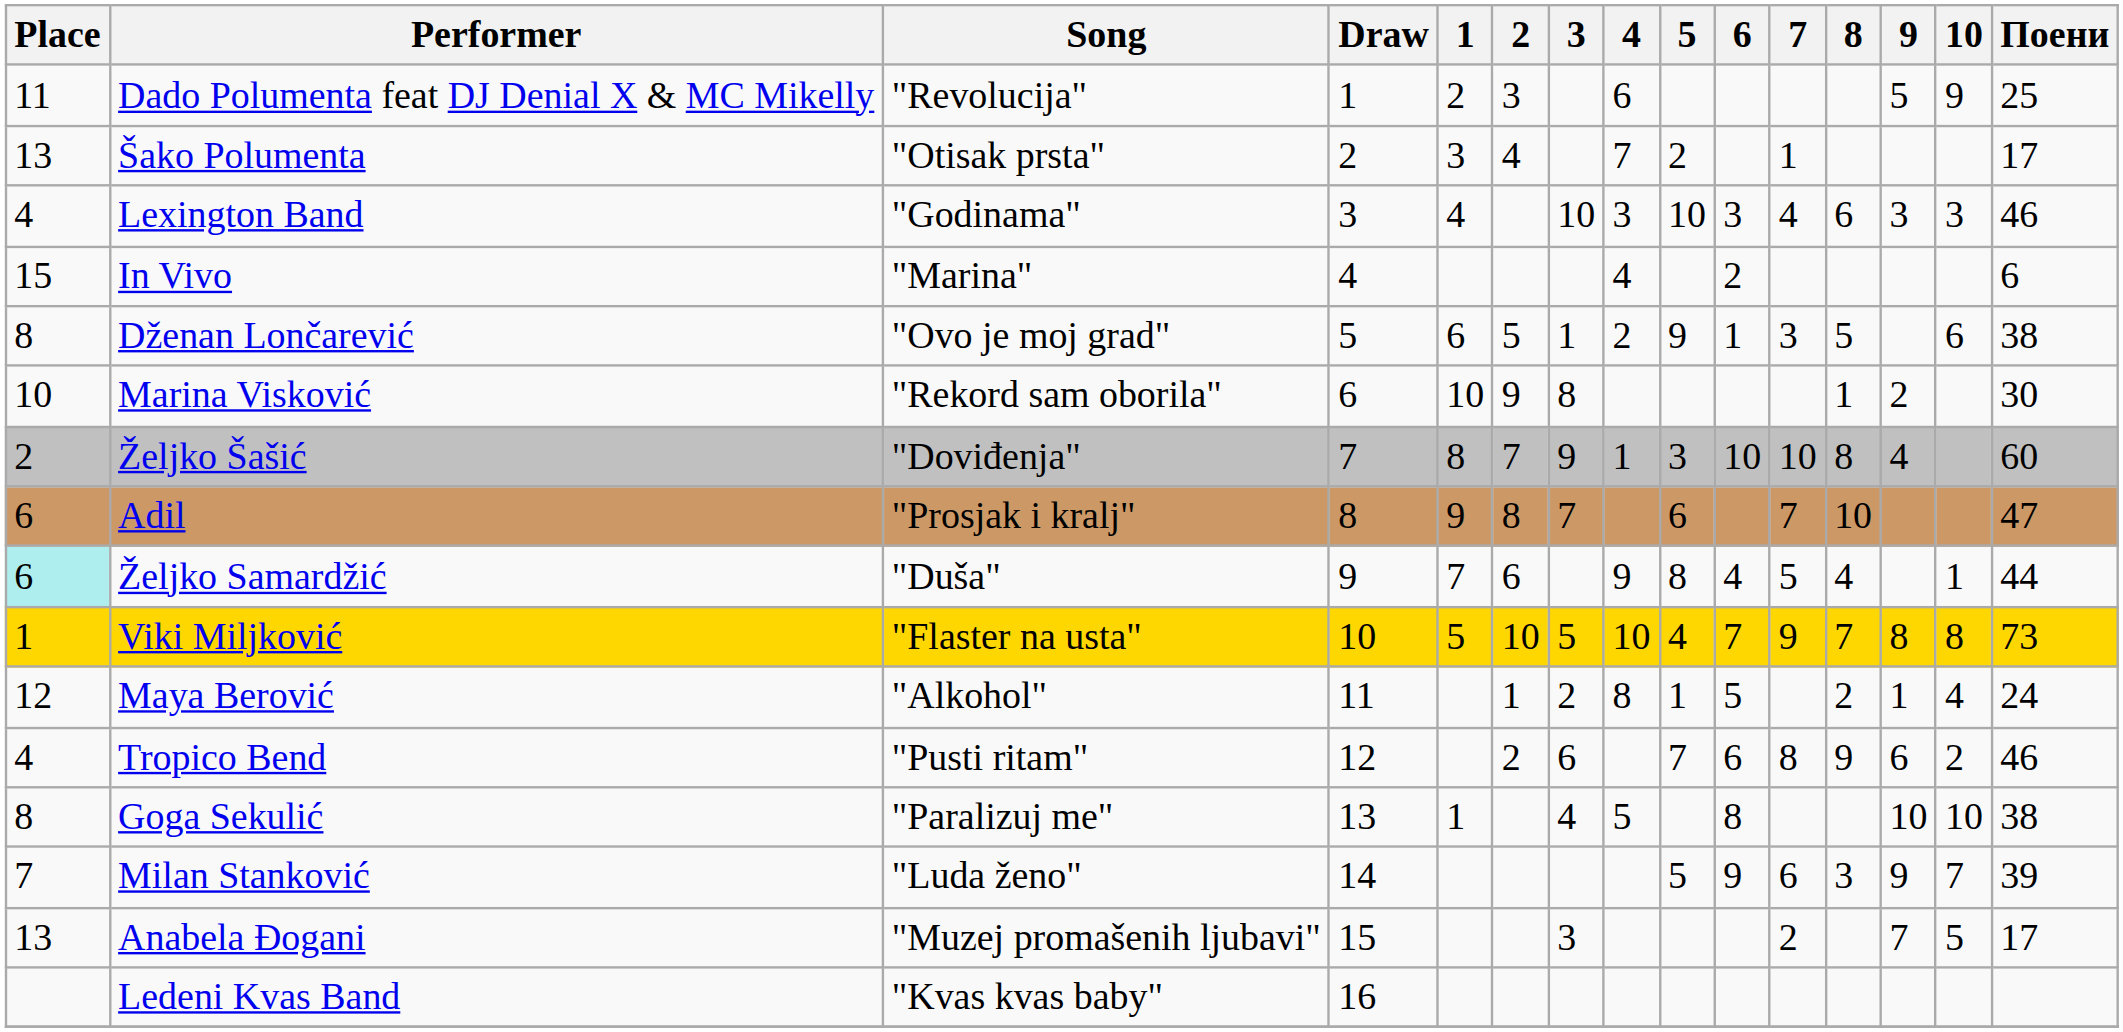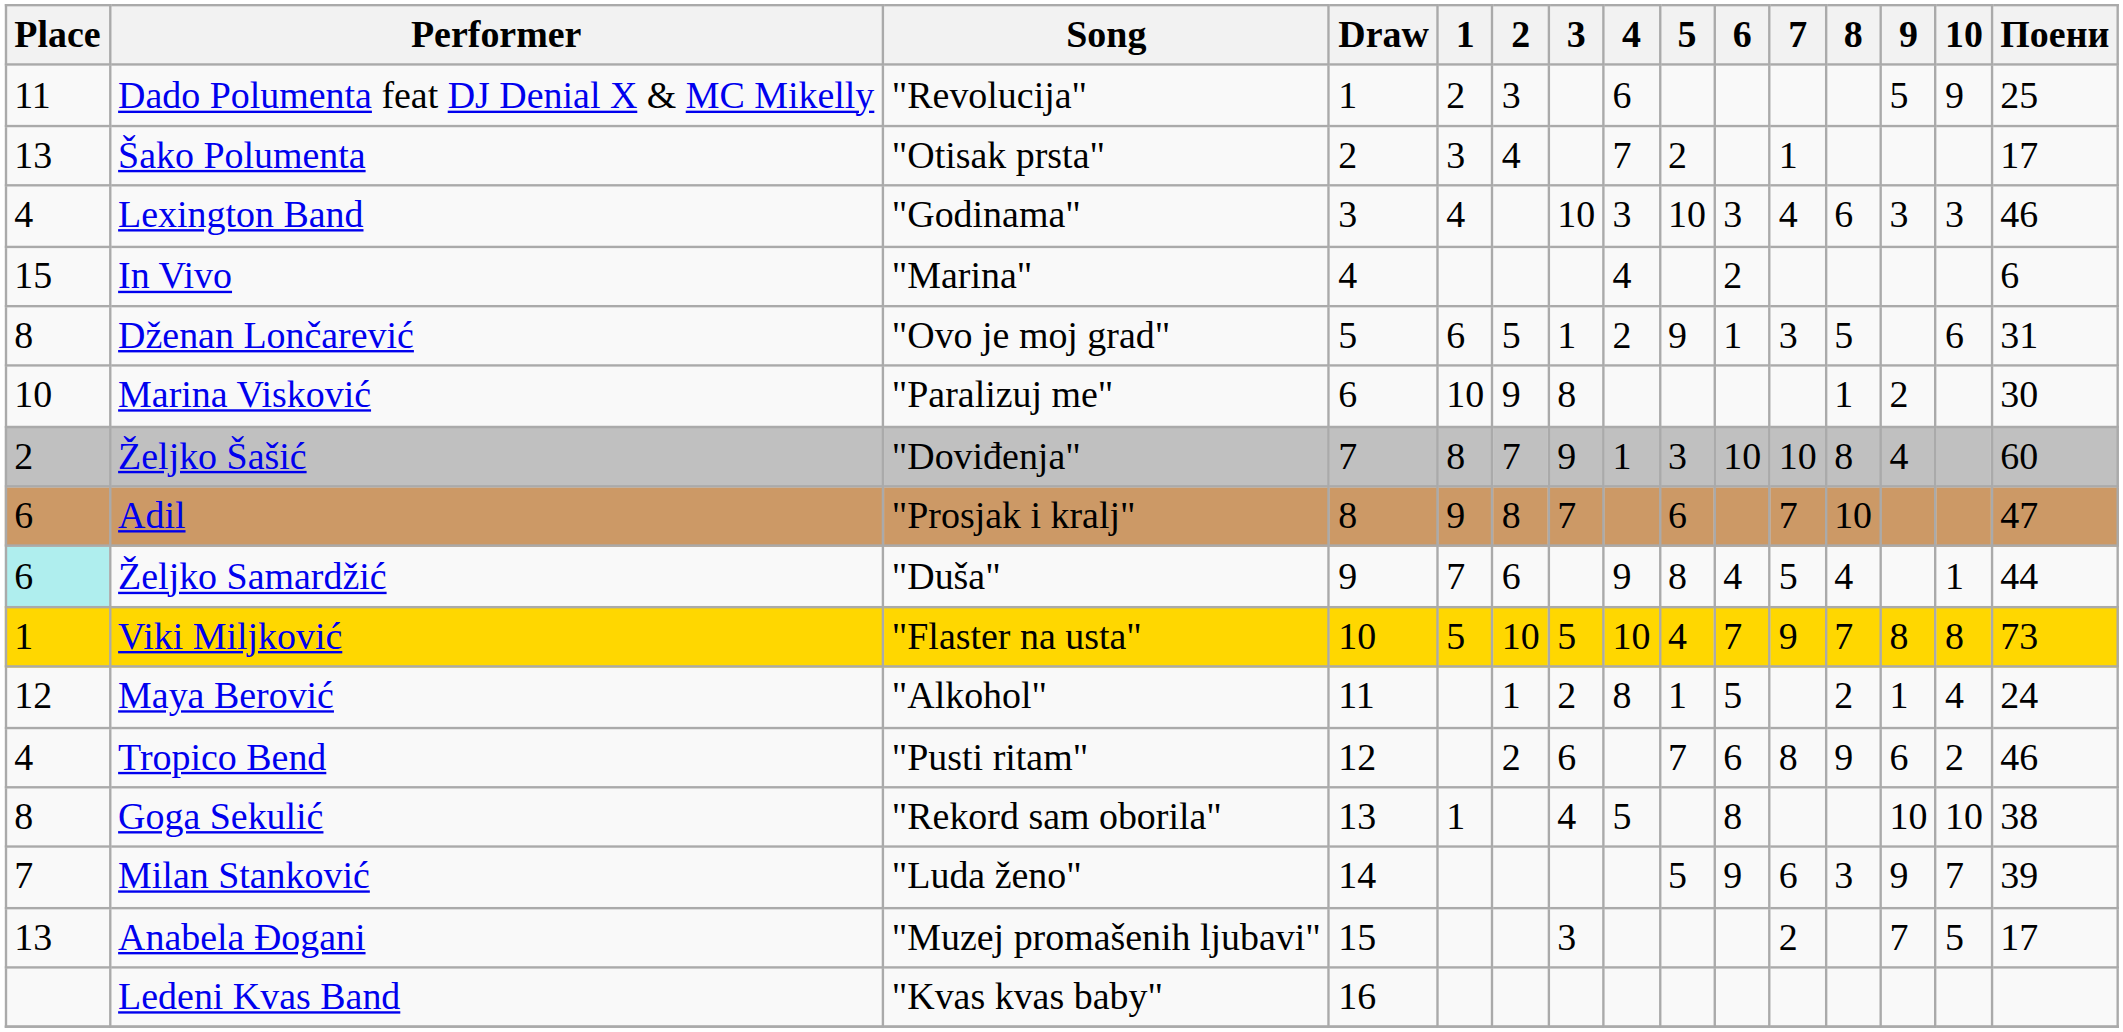(2019, 335) 38 -> (2019, 335) 31
(1057, 395) "Rekord sam oborila" -> (1003, 395) "Paralizuj me"
(1003, 816) "Paralizuj me" -> (1057, 816) "Rekord sam oborila"
